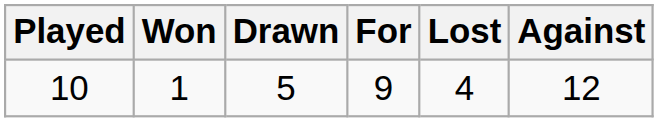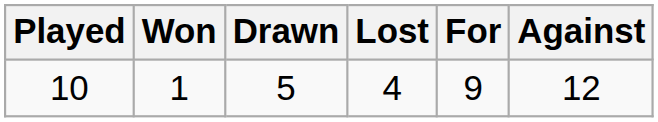columns swapped: (464, 32) <-> (383, 32)
